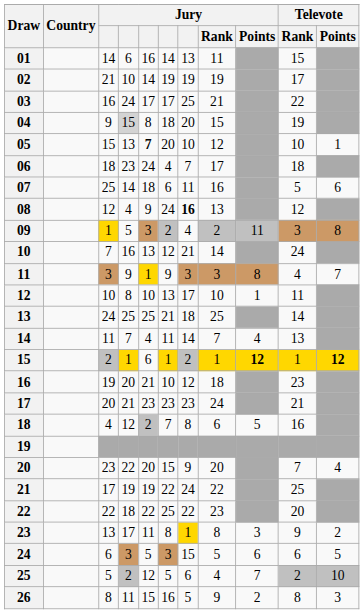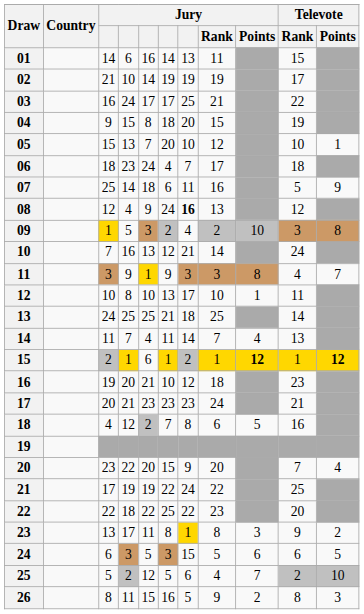(128, 123) lightgrey background -> (128, 123) no background
(148, 144) bold -> (148, 144) normal
(338, 187) 6 -> (338, 187) 9
(257, 230) 11 -> (257, 230) 10
